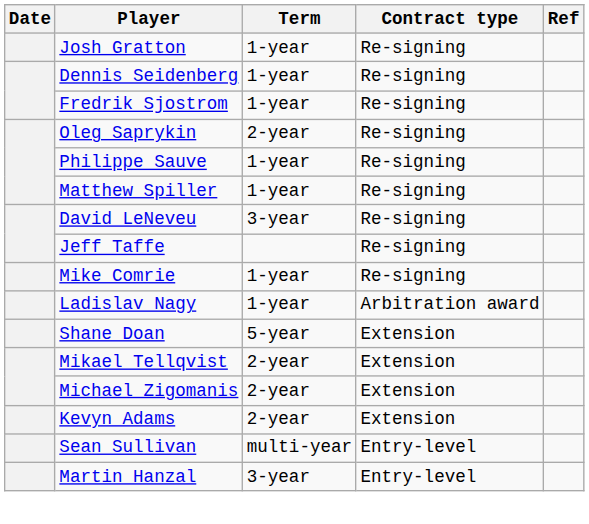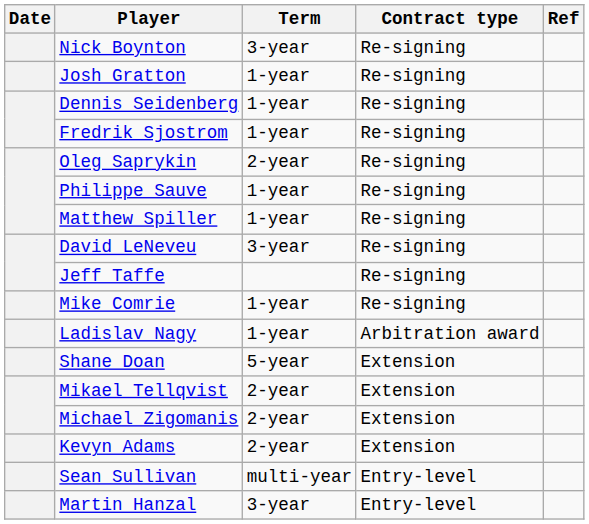+ row: (123, 48)
